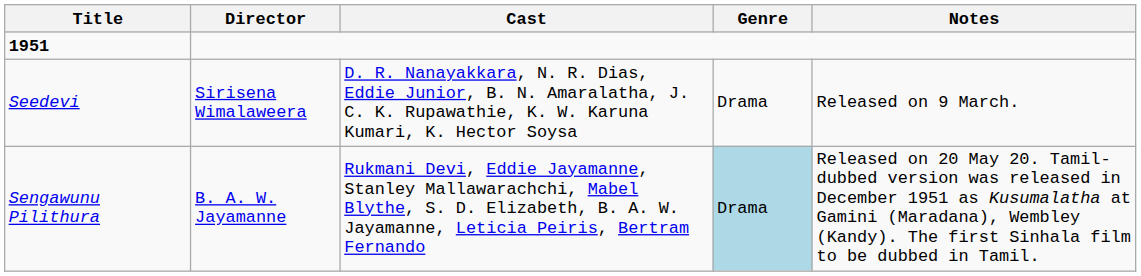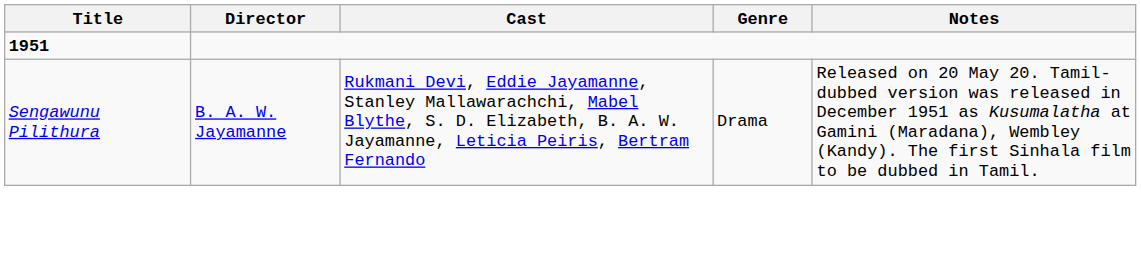- row: (44, 103)
(742, 208) lightblue background -> (742, 122) no background
